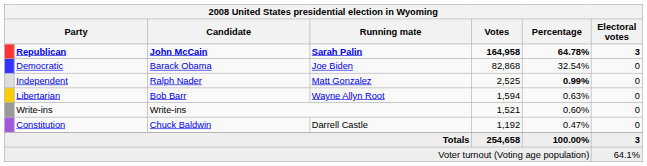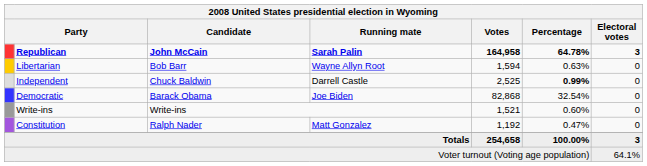rows swapped: (40, 66) <-> (38, 96)
(176, 81) Ralph Nader -> (180, 81) Chuck Baldwin
(342, 81) Matt Gonzalez -> (340, 81) Darrell Castle
(180, 125) Chuck Baldwin -> (176, 125) Ralph Nader
(340, 125) Darrell Castle -> (342, 125) Matt Gonzalez
